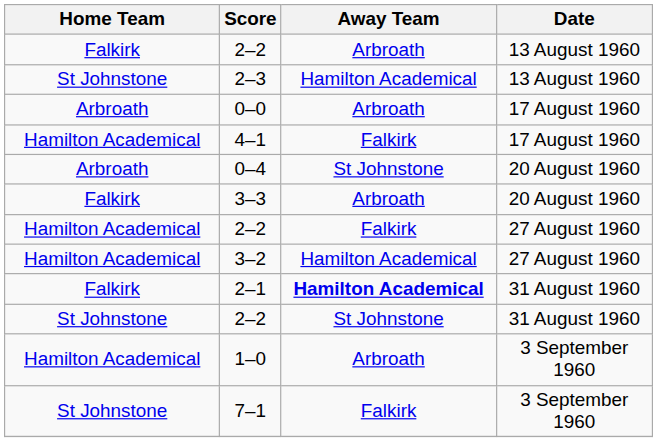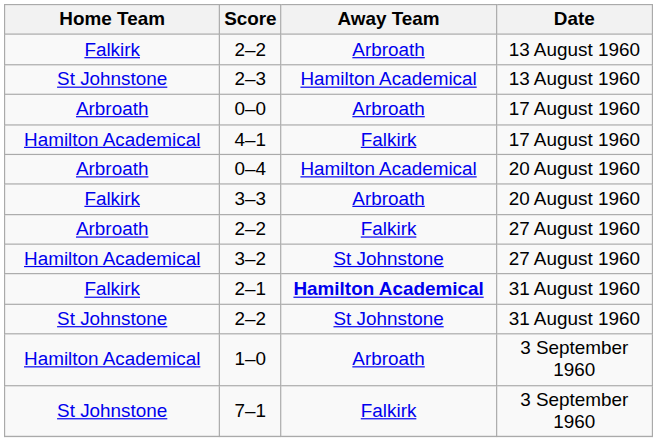(389, 169) St Johnstone -> (389, 169) Hamilton Academical
(112, 229) Hamilton Academical -> (112, 229) Arbroath
(389, 259) Hamilton Academical -> (389, 259) St Johnstone
